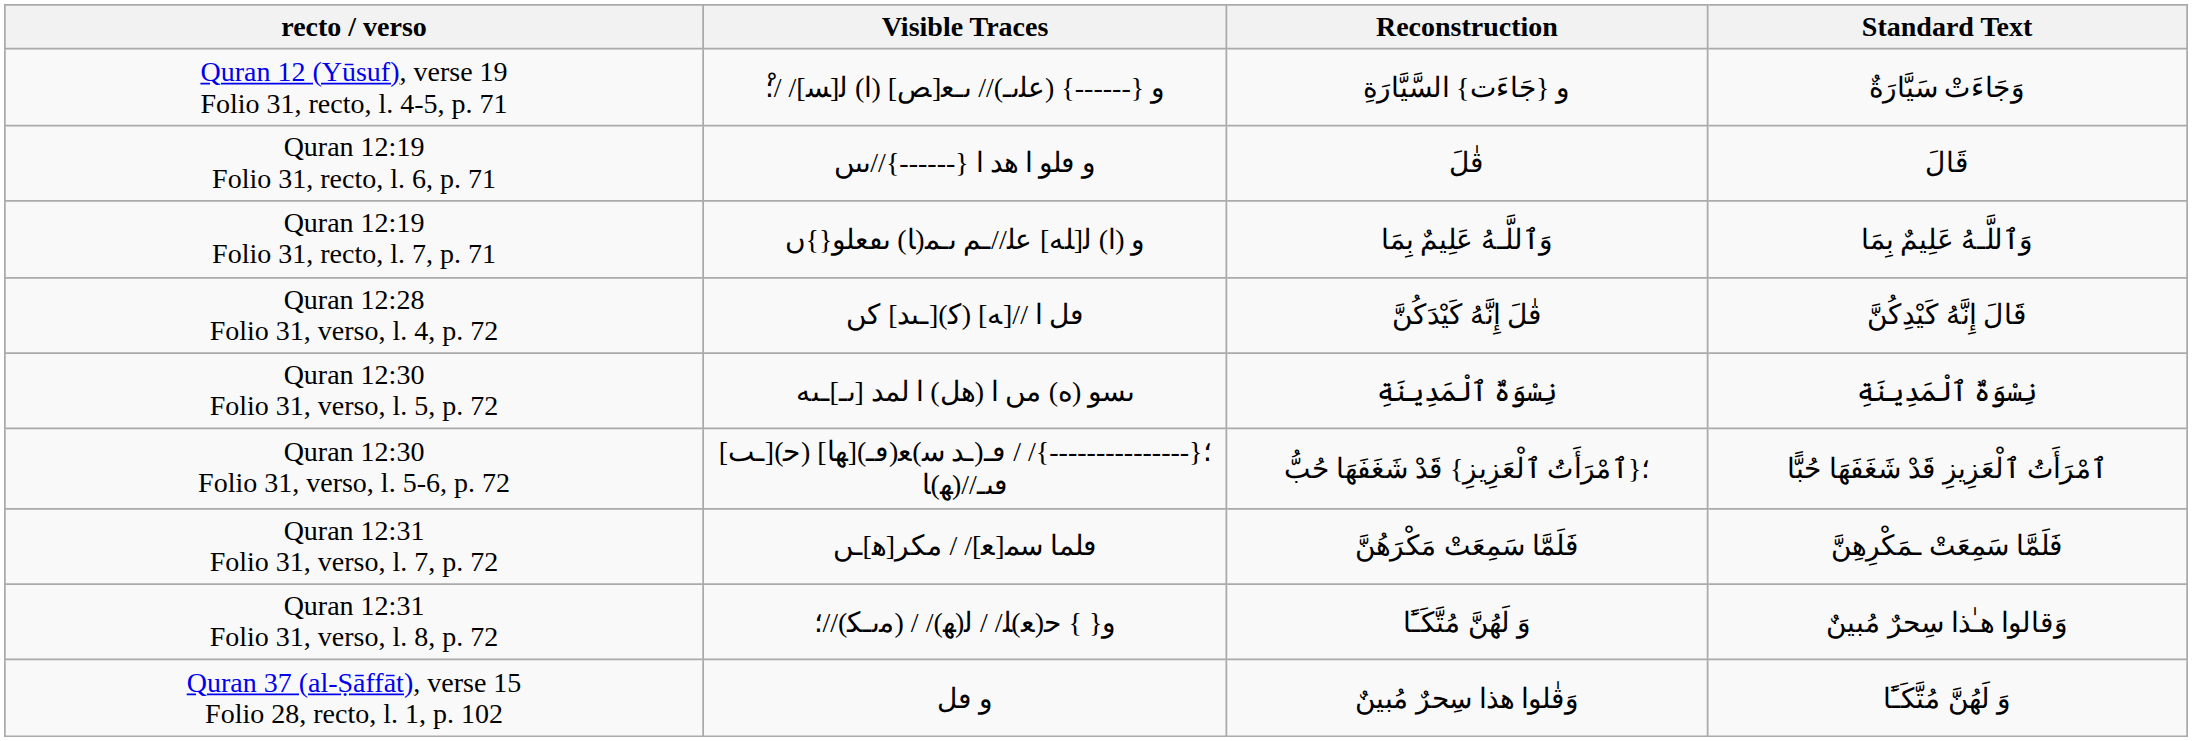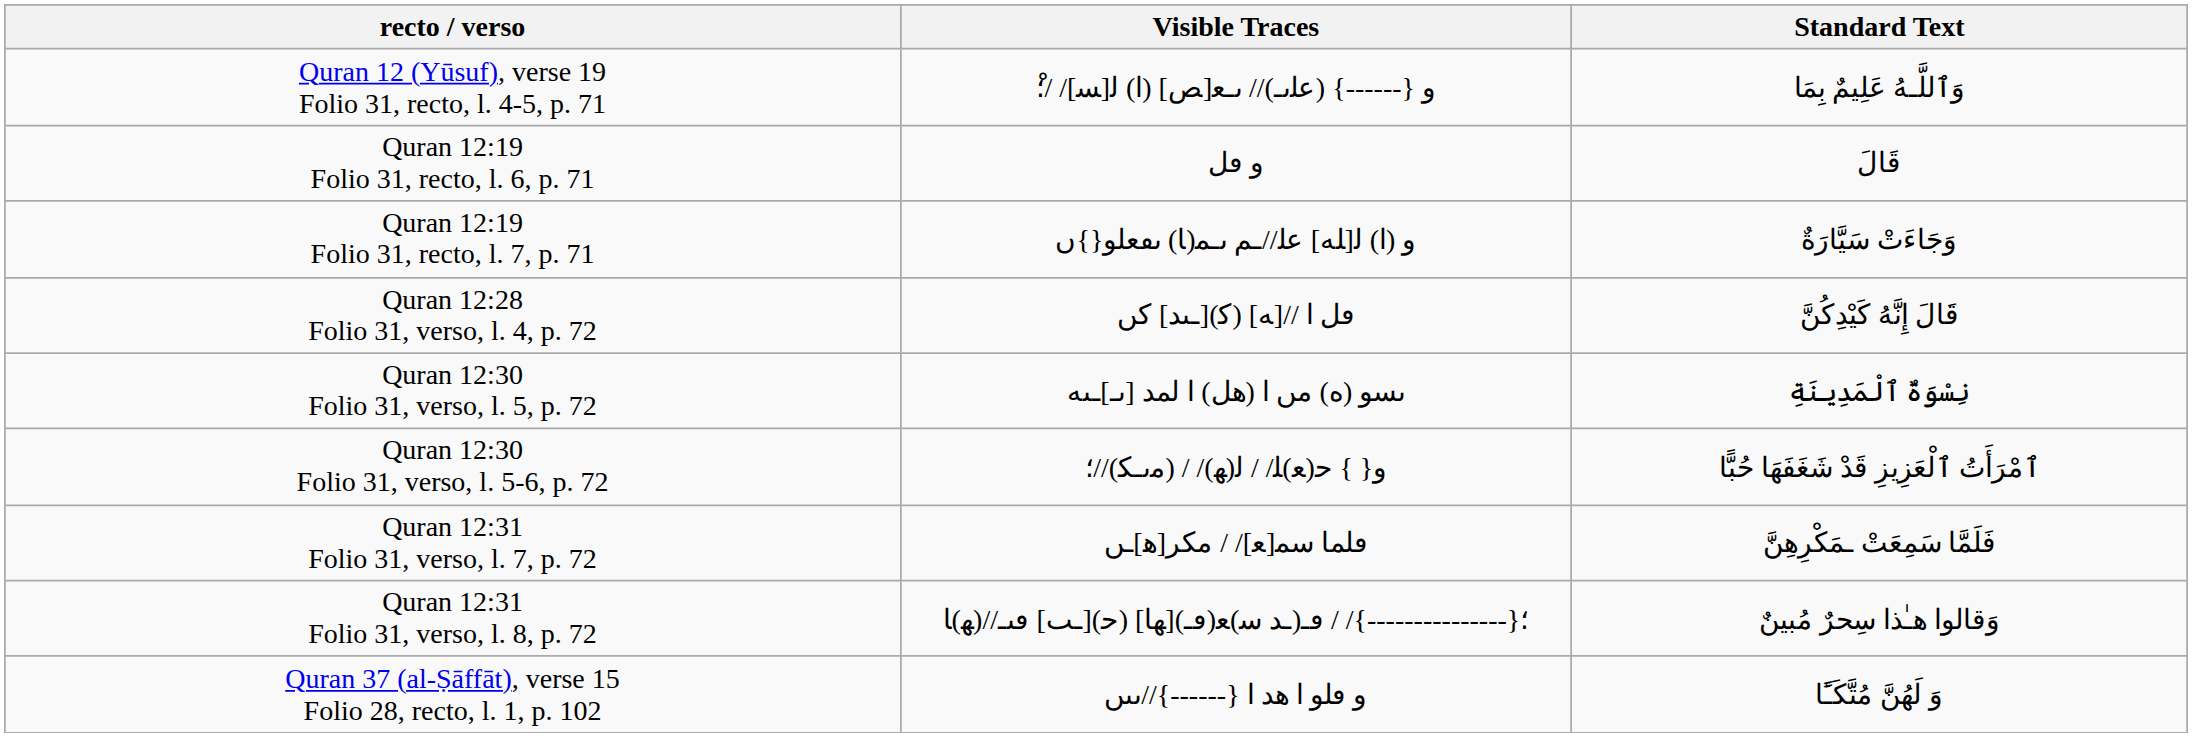- column: (1467, 26)
(1947, 87) وَجَاءَتْ سَيَّارَةٌ -> (1879, 87) وَٱللَّـهُ عَلِيمٌ بِمَا
(965, 163) و ٯلو ا هد ا {------}//ٮٮں -> (1236, 163) و ٯل
(1947, 239) وَٱللَّـهُ عَلِيمٌ بِمَا -> (1879, 239) وَجَاءَتْ سَيَّارَةٌ
(965, 469) ؛{---------------}/ / ٯـ(ـﺪ ﺳ)ﻌ(ڡـ)[ﻬﺎ] (ﺣ)[ـٮ] ڡٮـ//(ﻬ)ﺎ -> (1236, 467) و{ } ﺣ(ﻌ)ﻠ/ / ﻟ(ﻬ)/ / (ﻣٮـﮑ)//؛
(965, 622) و{ } ﺣ(ﻌ)ﻠ/ / ﻟ(ﻬ)/ / (ﻣٮـﮑ)//؛ -> (1236, 619) ؛{---------------}/ / ٯـ(ـﺪ ﺳ)ﻌ(ڡـ)[ﻬﺎ] (ﺣ)[ـٮ] ڡٮـ//(ﻬ)ﺎ
(965, 698) و ٯل -> (1236, 694) و ٯلو ا هد ا {------}//ٮٮں
